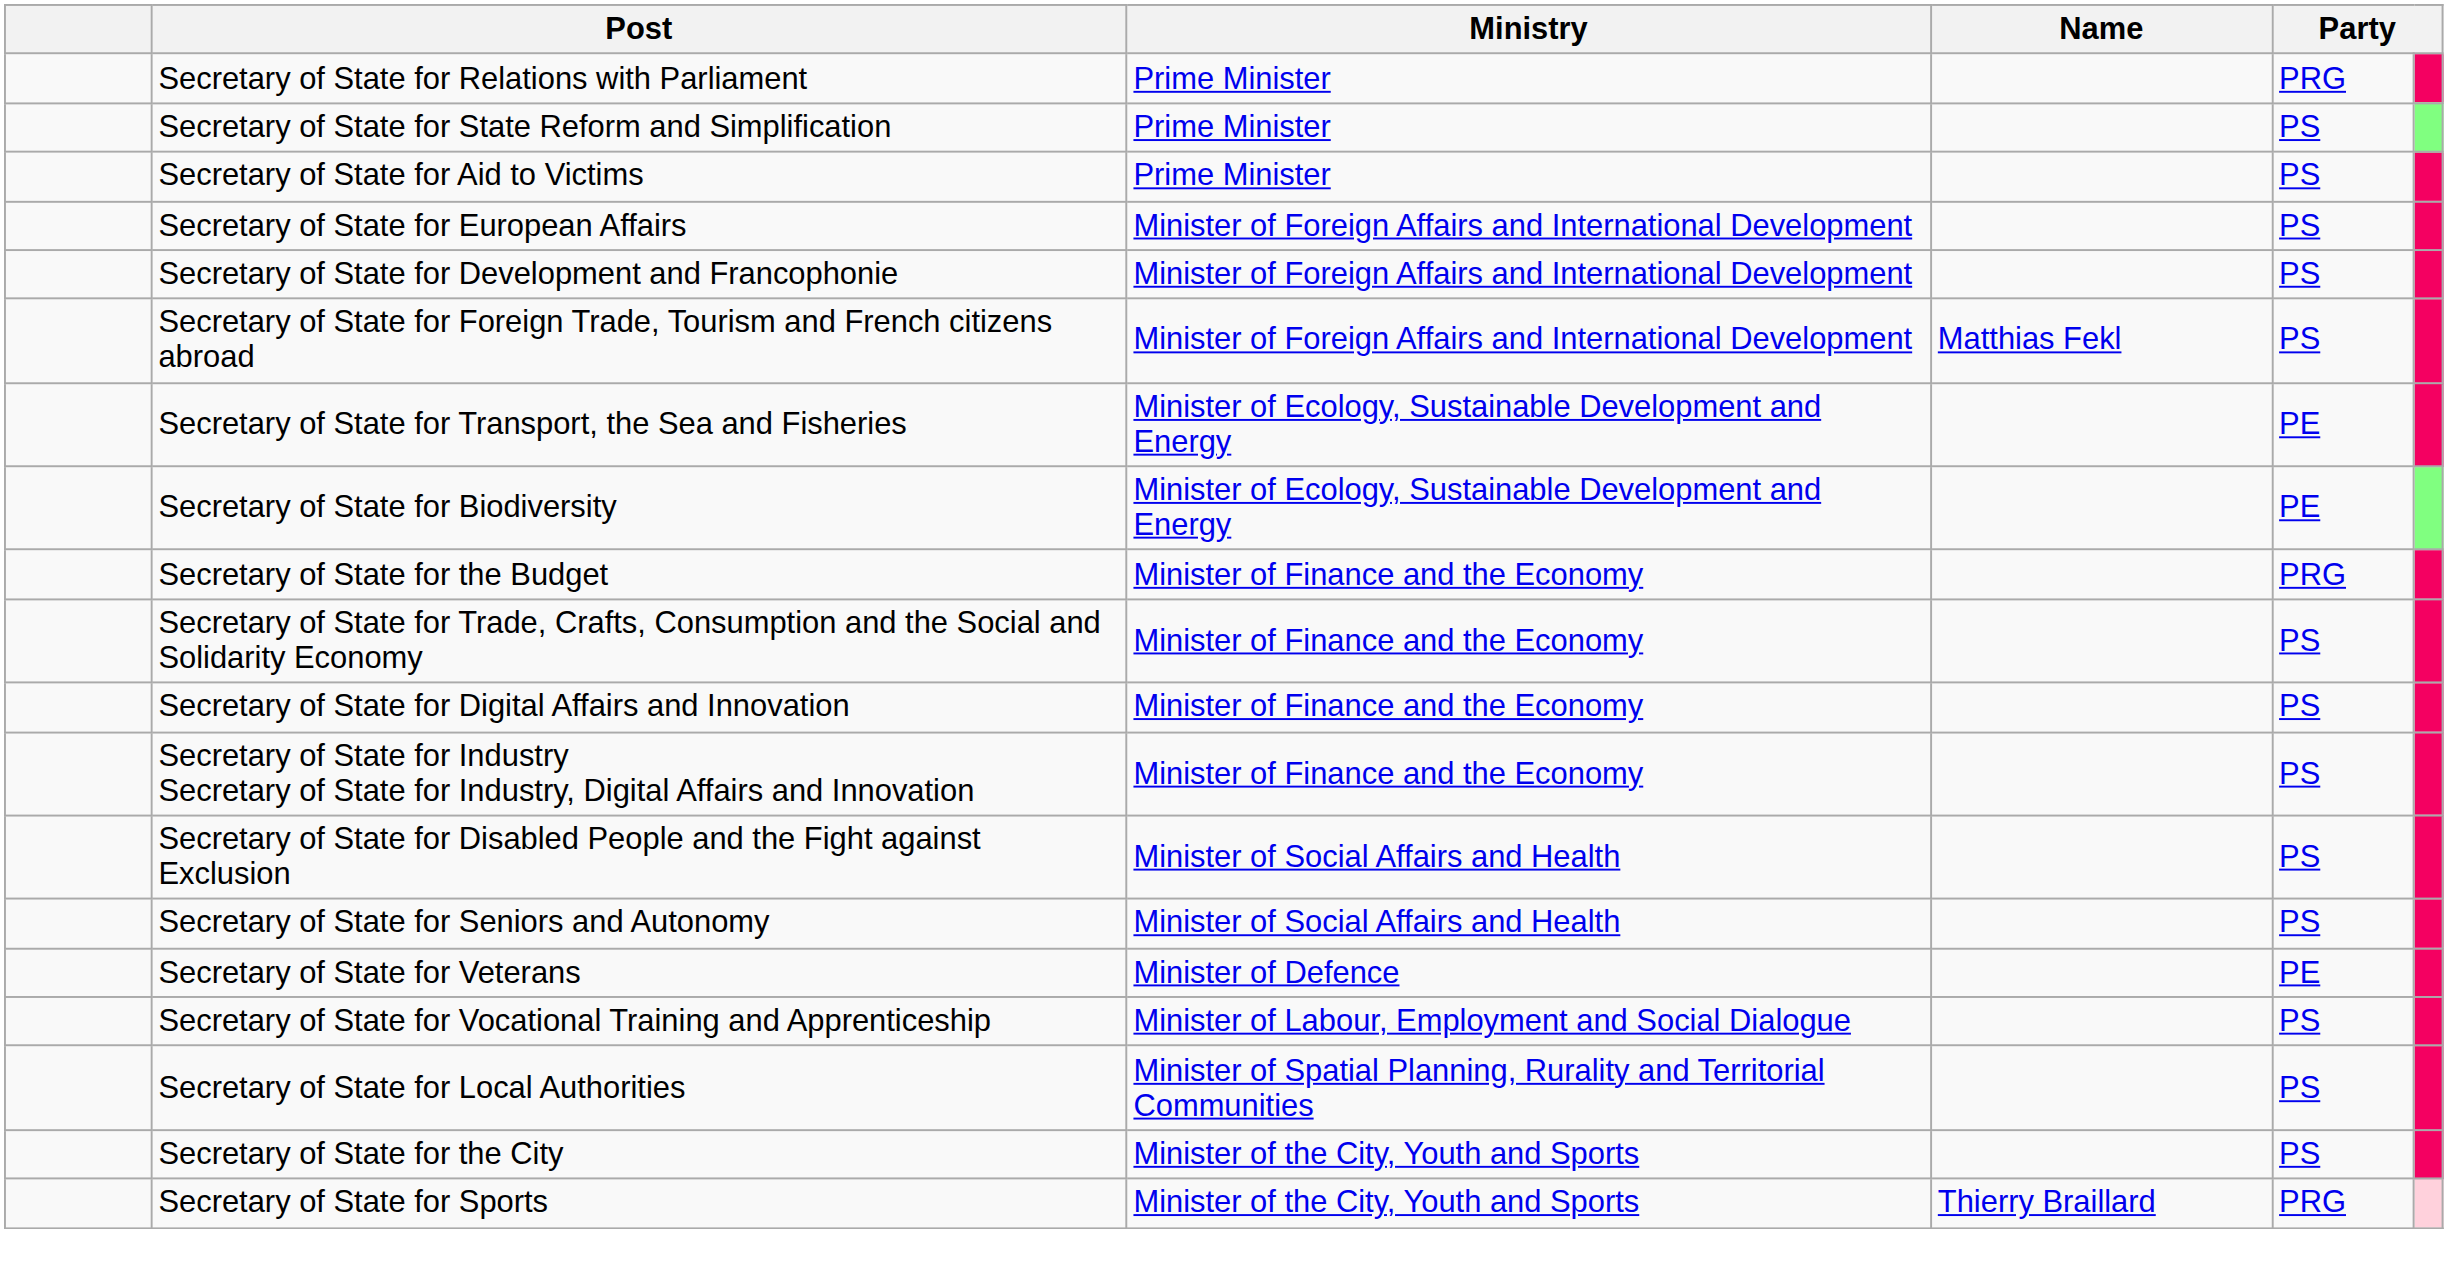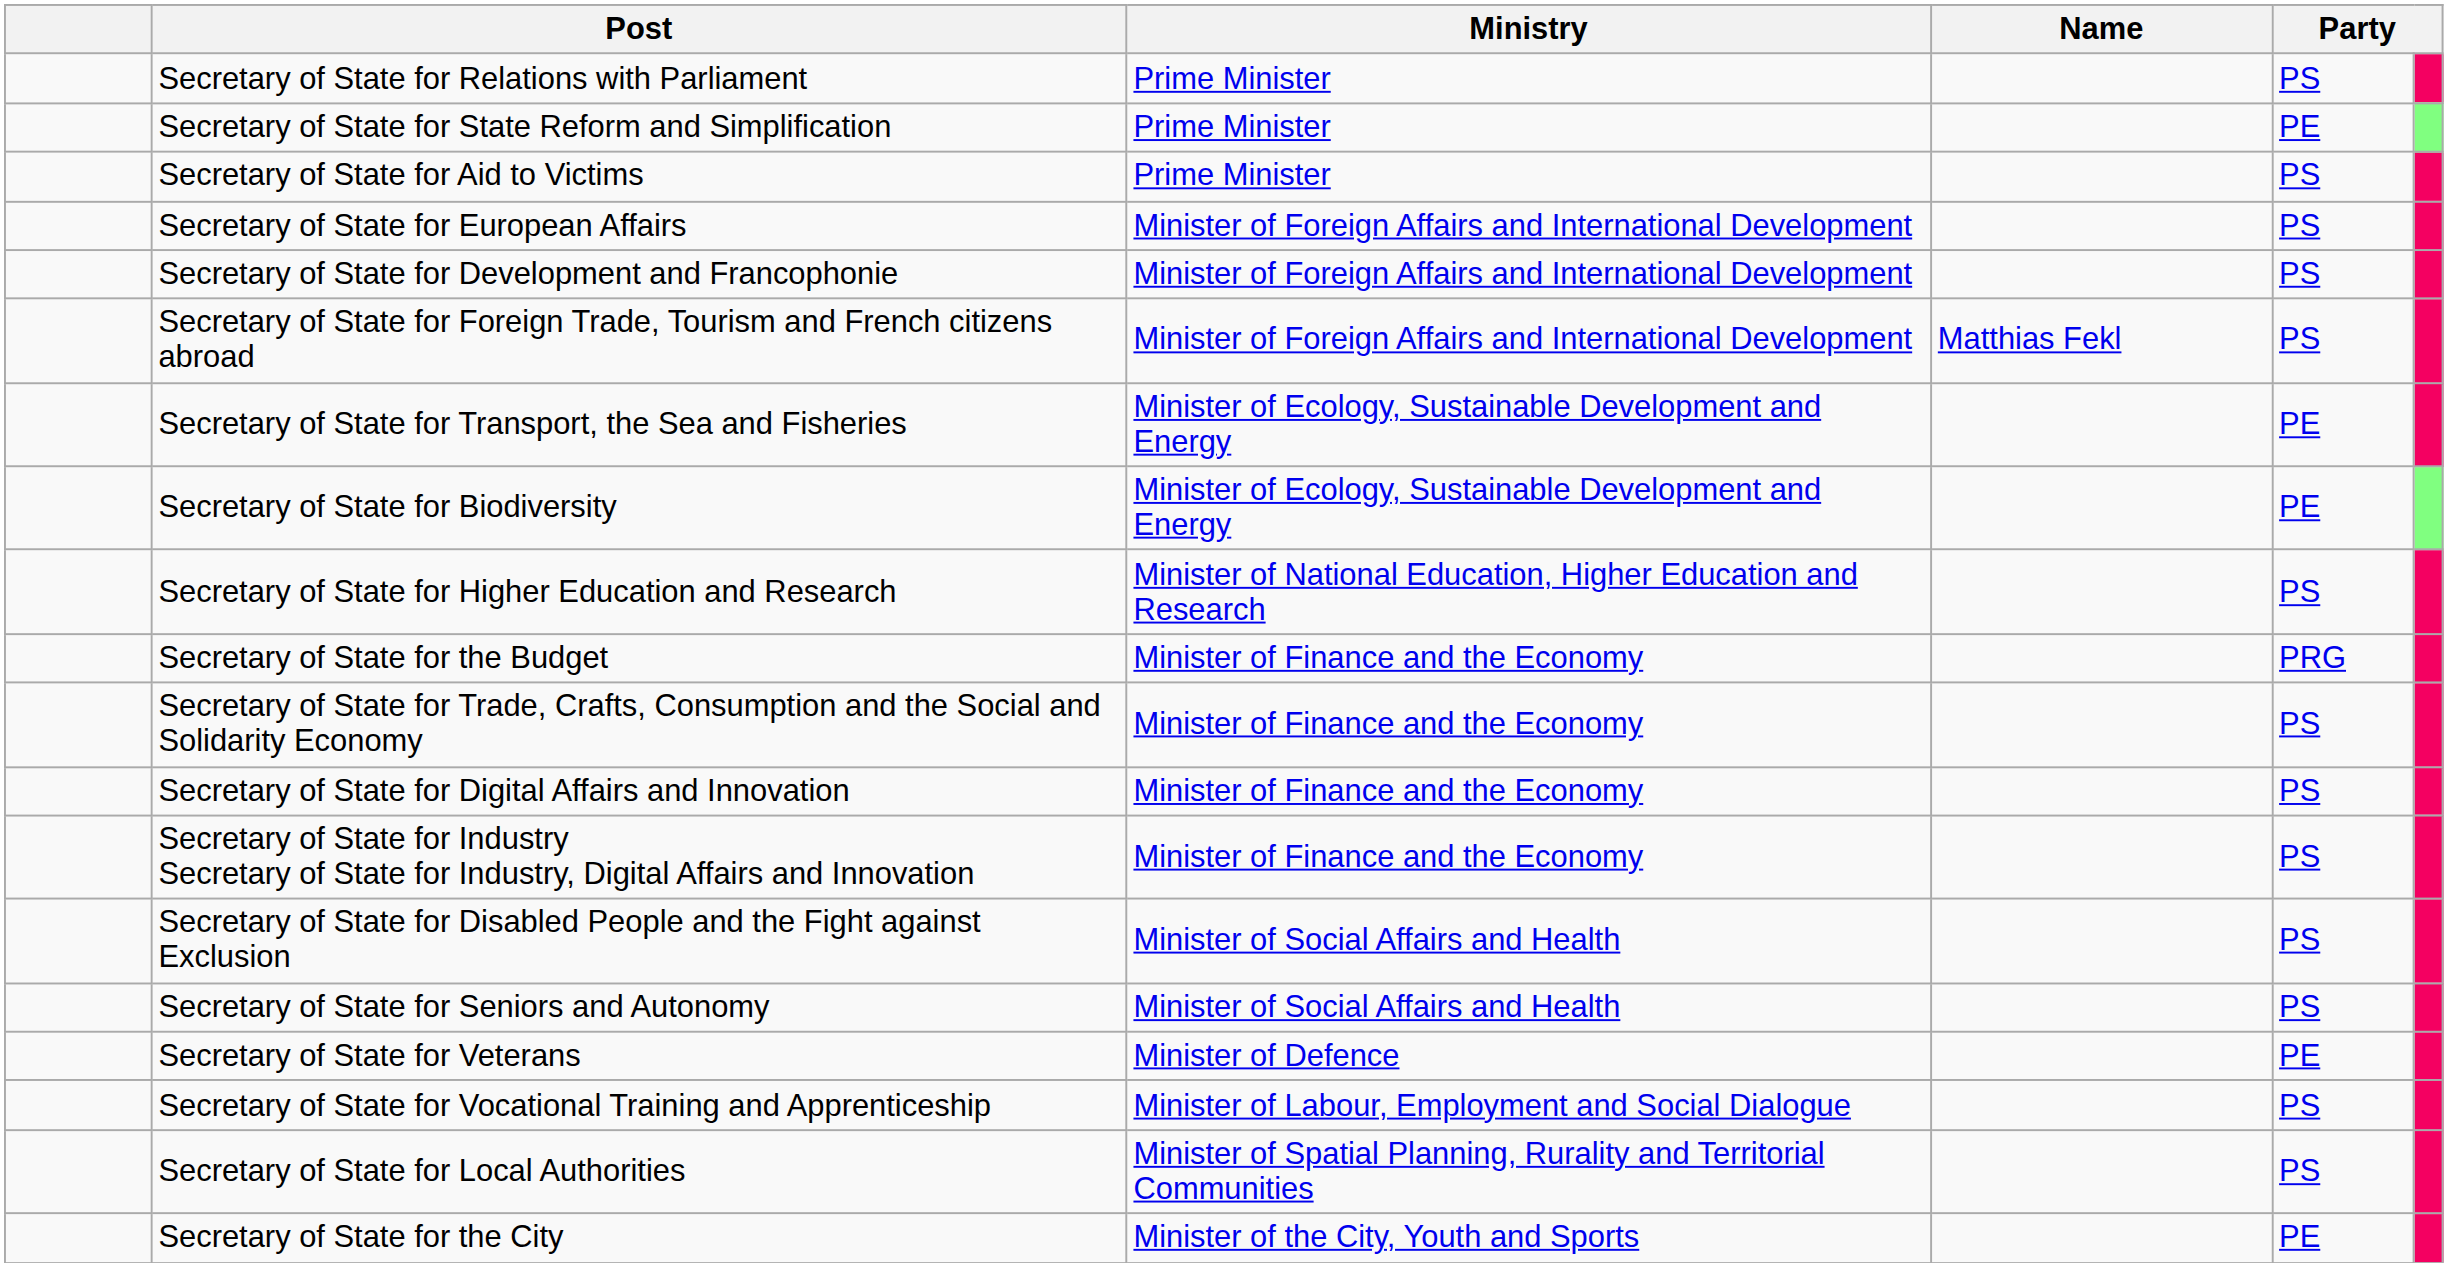(2313, 77) PRG -> (2300, 77) PS
(2300, 126) PS -> (2300, 126) PE
+ row: (527, 591)
(2300, 1153) PS -> (2300, 1237) PE
- row: (353, 1202)
